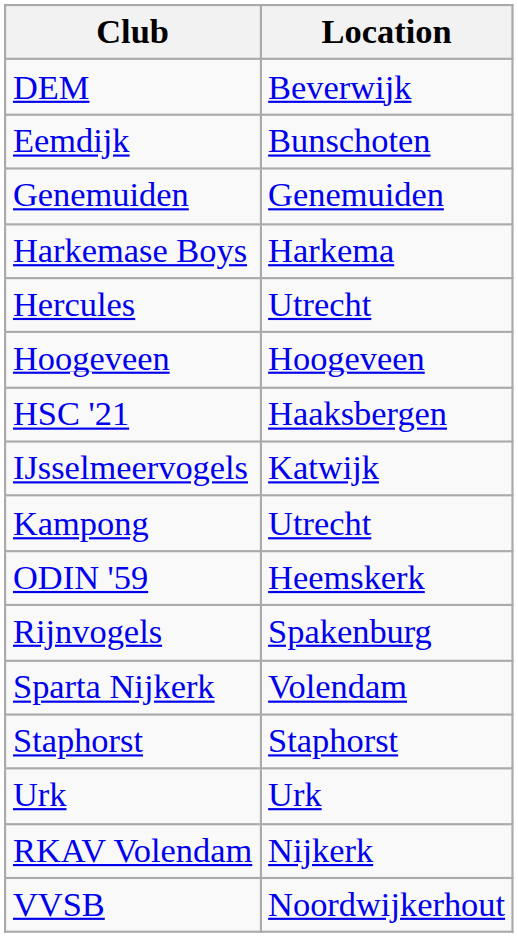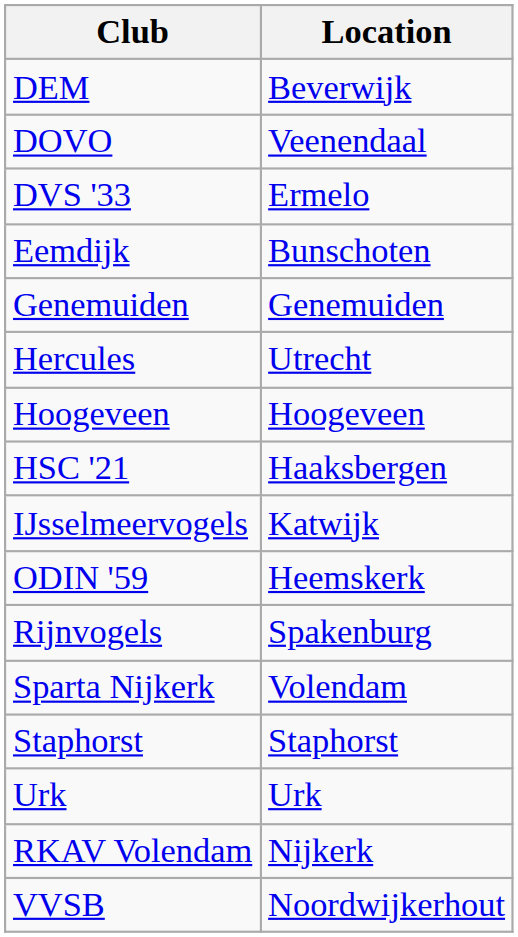+ row: (63, 140)
+ row: (72, 195)
- row: (130, 250)
- row: (81, 522)
